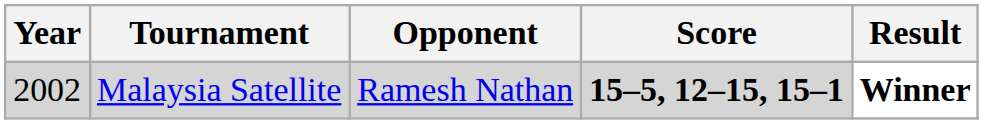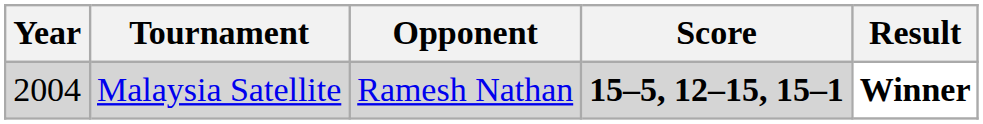(47, 88) 2002 -> (47, 88) 2004
